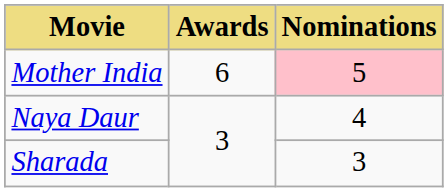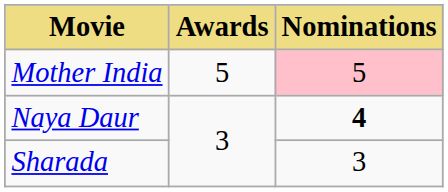(222, 72) 6 -> (222, 72) 5
(359, 117) normal -> (359, 117) bold
